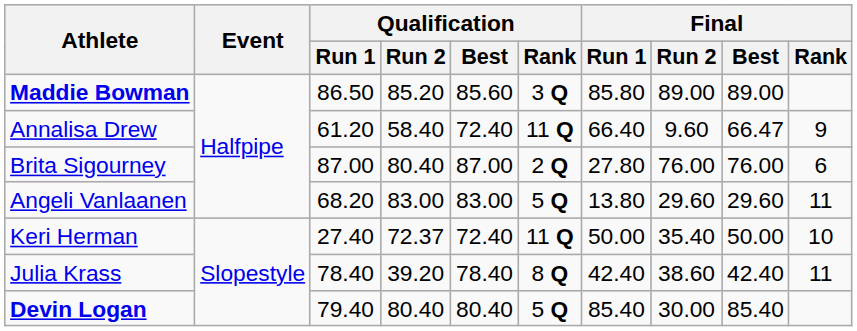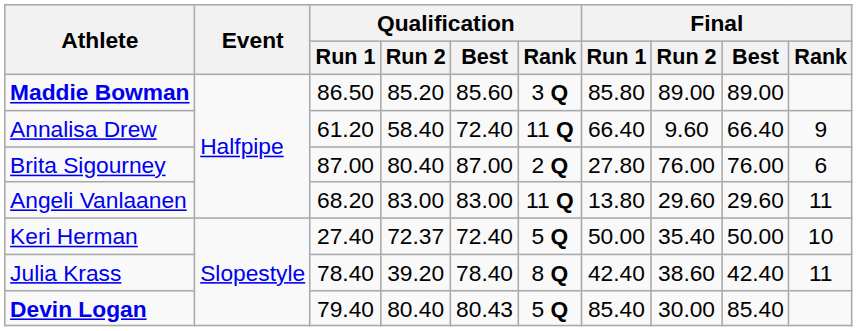(755, 129) 66.47 -> (755, 129) 66.40
(550, 201) 5 Q -> (550, 201) 11 Q
(550, 237) 11 Q -> (550, 237) 5 Q
(485, 309) 80.40 -> (485, 309) 80.43
